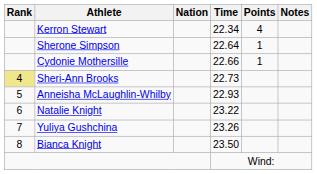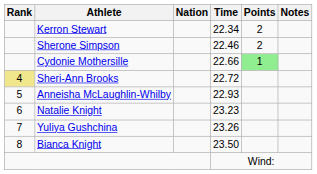(260, 29) 4 -> (260, 29) 2
(226, 45) 22.64 -> (226, 45) 22.46
(260, 45) 1 -> (260, 45) 2
(260, 62) no background -> (260, 62) lightgreen background
(226, 78) 22.73 -> (226, 78) 22.72
(226, 111) 23.22 -> (226, 111) 23.23
